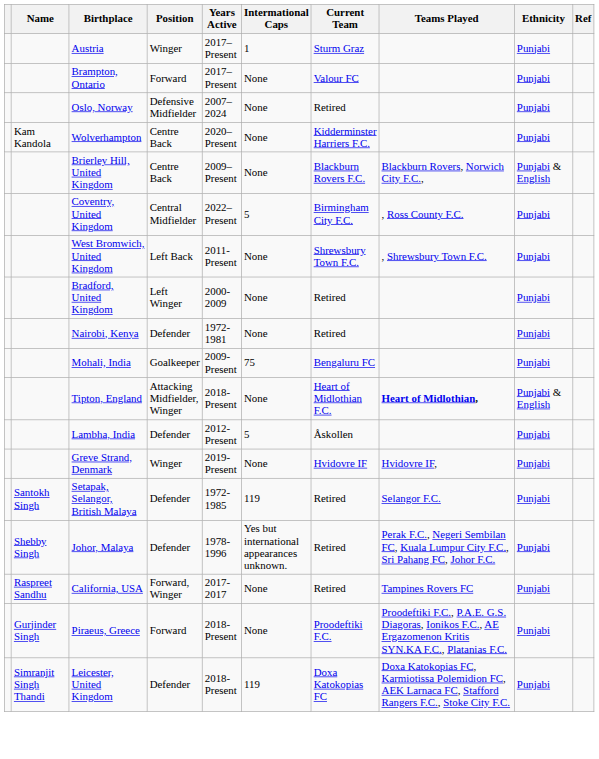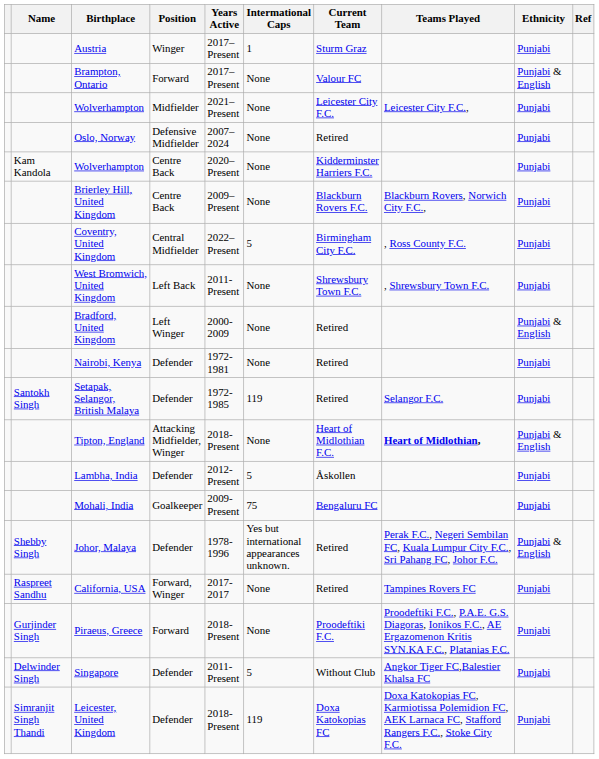(533, 78) Punjabi -> (539, 78) Punjabi & English
+ row: (109, 107)
(539, 172) Punjabi & English -> (534, 202) Punjabi
(533, 298) Punjabi -> (539, 327) Punjabi & English
rows swapped: (101, 363) <-> (104, 499)
- row: (102, 463)
(533, 547) Punjabi -> (539, 547) Punjabi & English
+ row: (96, 672)
